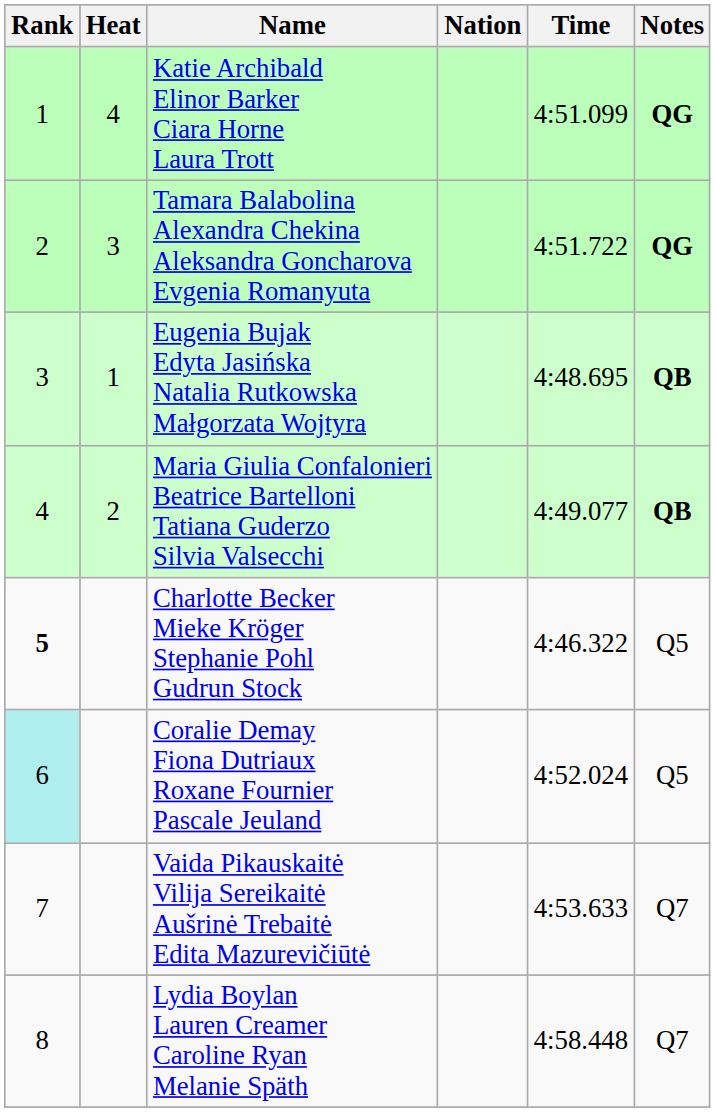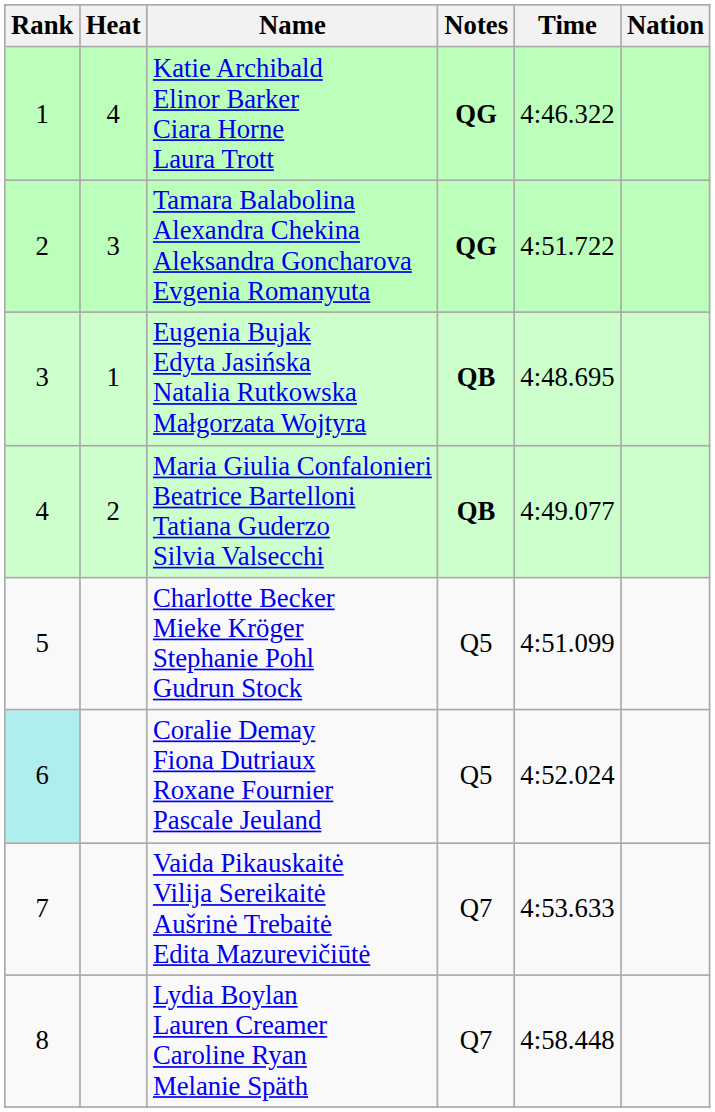columns swapped: (483, 25) <-> (672, 25)
(581, 113) 4:51.099 -> (568, 113) 4:46.322
(42, 643) bold -> (42, 643) normal
(581, 643) 4:46.322 -> (568, 643) 4:51.099
